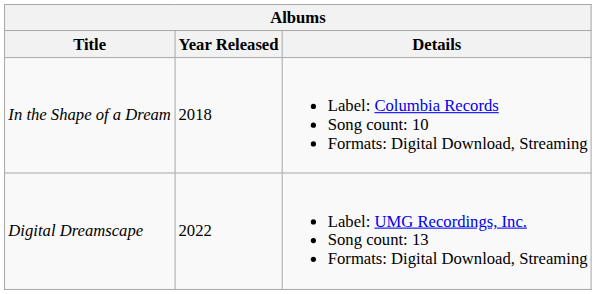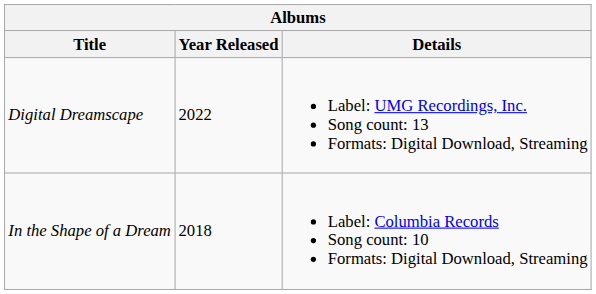rows swapped: (90, 115) <-> (76, 231)
